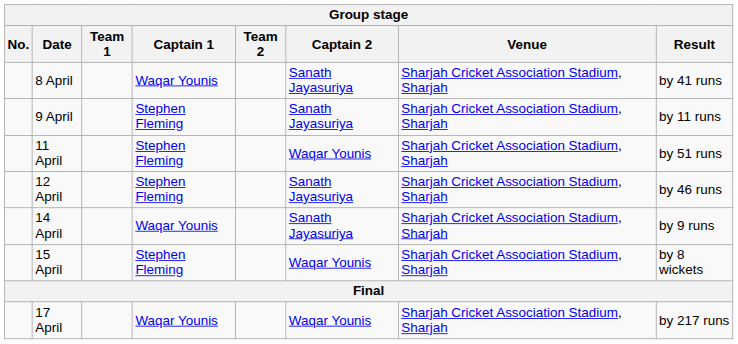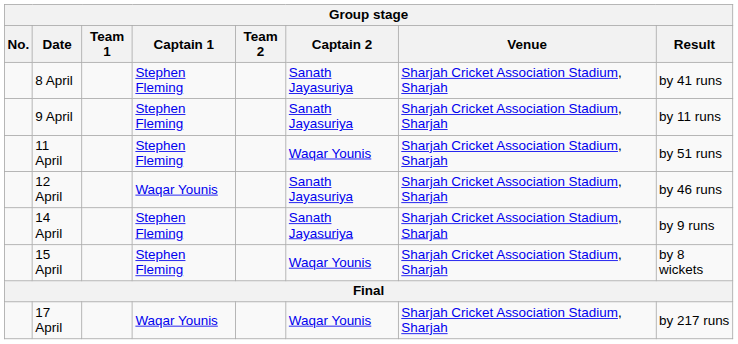(177, 80) Waqar Younis -> (160, 80) Stephen Fleming
(160, 189) Stephen Fleming -> (177, 189) Waqar Younis
(177, 226) Waqar Younis -> (160, 226) Stephen Fleming
